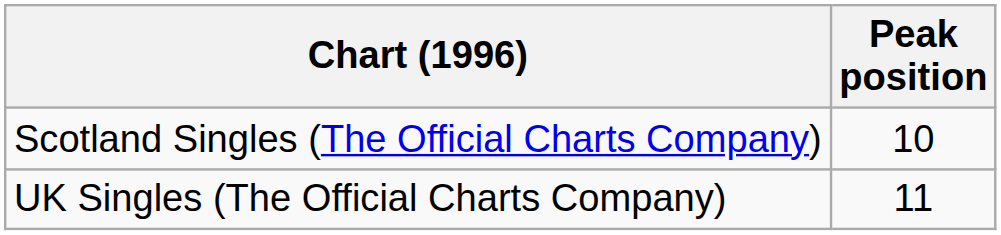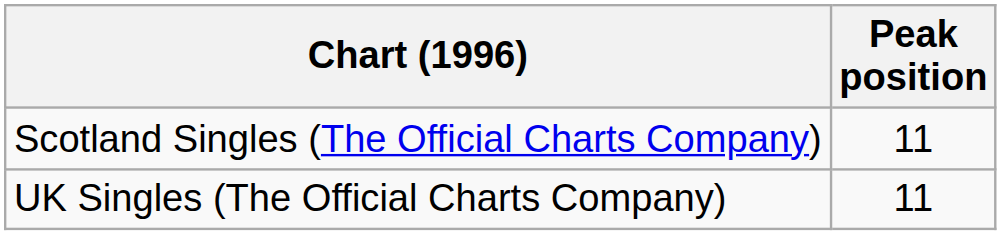(913, 137) 10 -> (913, 137) 11
